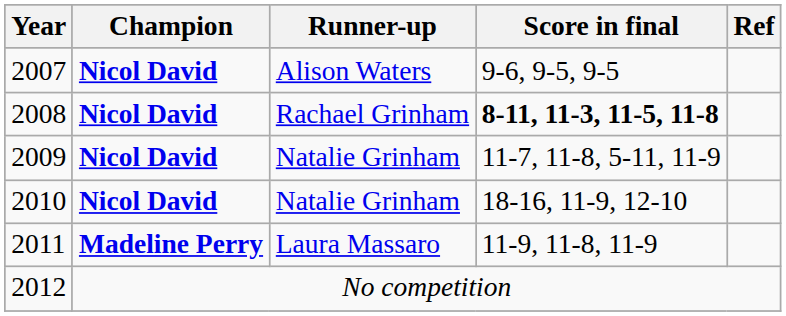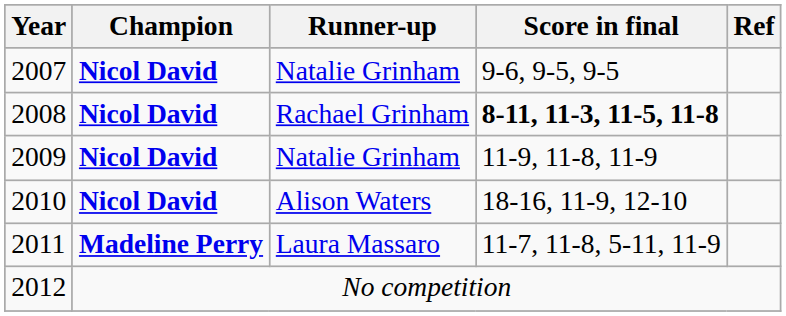(354, 69) Alison Waters -> (368, 69) Natalie Grinham
(601, 157) 11-7, 11-8, 5-11, 11-9 -> (570, 157) 11-9, 11-8, 11-9
(368, 200) Natalie Grinham -> (354, 200) Alison Waters
(570, 244) 11-9, 11-8, 11-9 -> (601, 244) 11-7, 11-8, 5-11, 11-9
